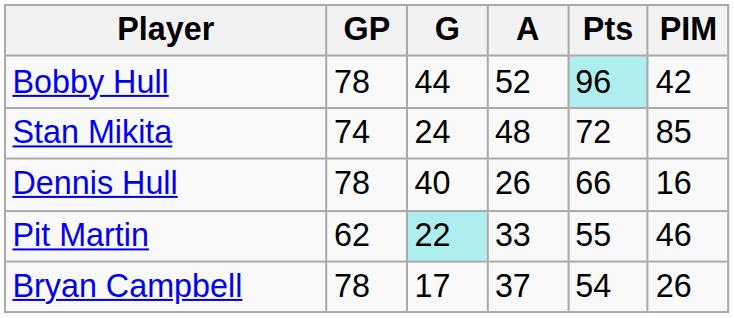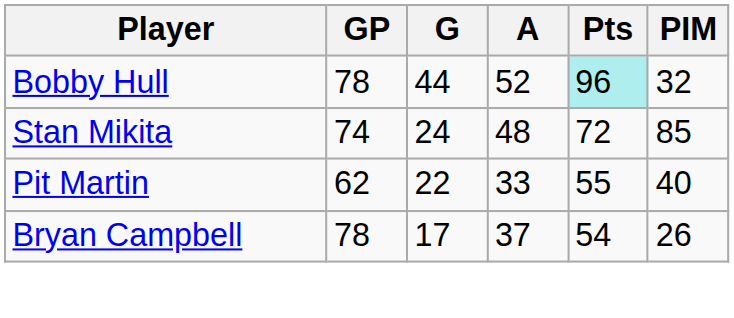(674, 81) 42 -> (674, 81) 32
- row: (95, 183)
(432, 235) paleturquoise background -> (432, 183) no background
(674, 235) 46 -> (674, 183) 40
